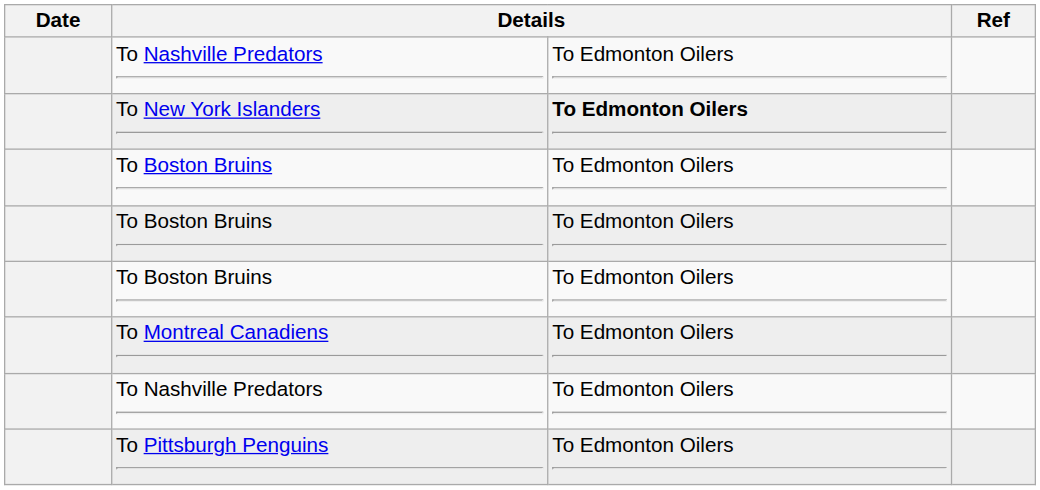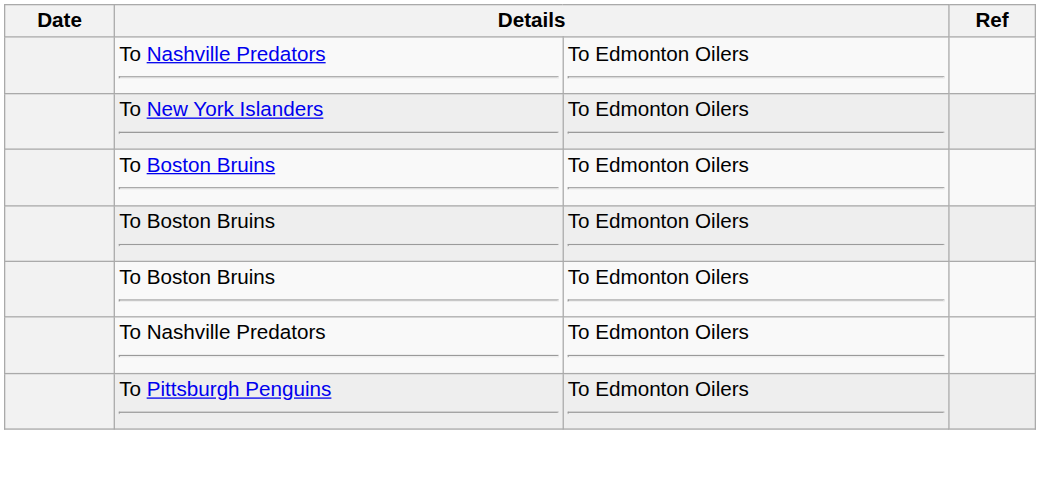(749, 116) bold -> (756, 116) normal
- row: (58, 345)
